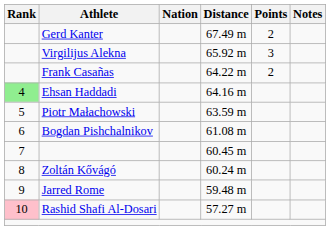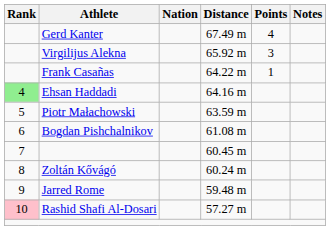(271, 33) 2 -> (271, 33) 4
(271, 72) 2 -> (271, 72) 1
